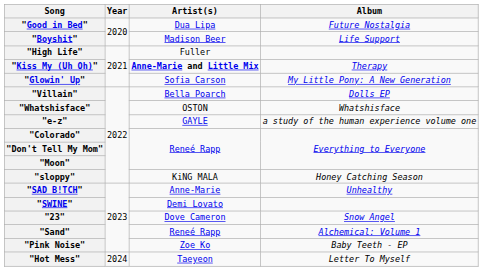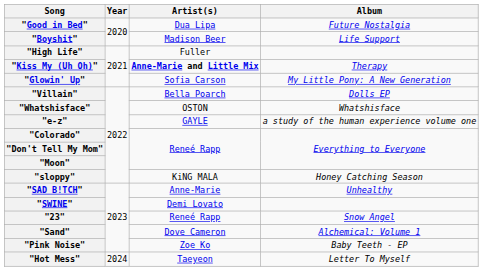(195, 218) Dove Cameron -> (195, 218) Reneé Rapp
(195, 232) Reneé Rapp -> (195, 232) Dove Cameron
